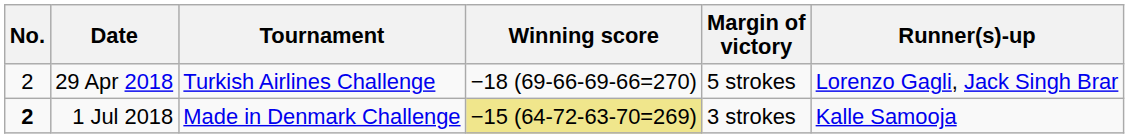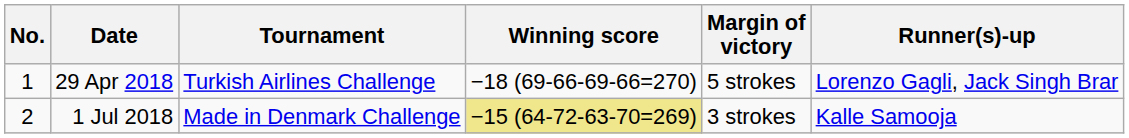(27, 81) 2 -> (27, 81) 1
(27, 116) bold -> (27, 116) normal
